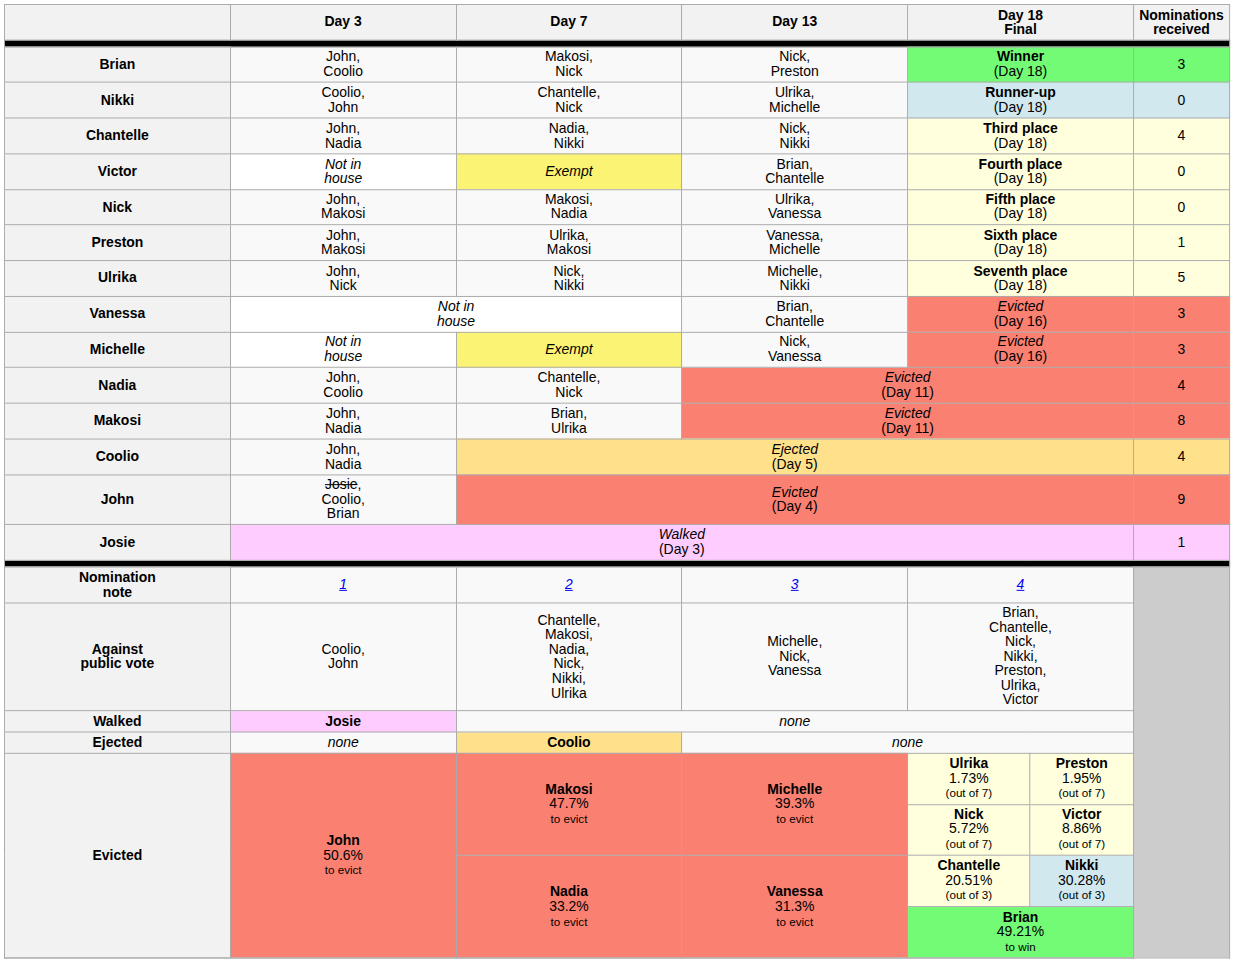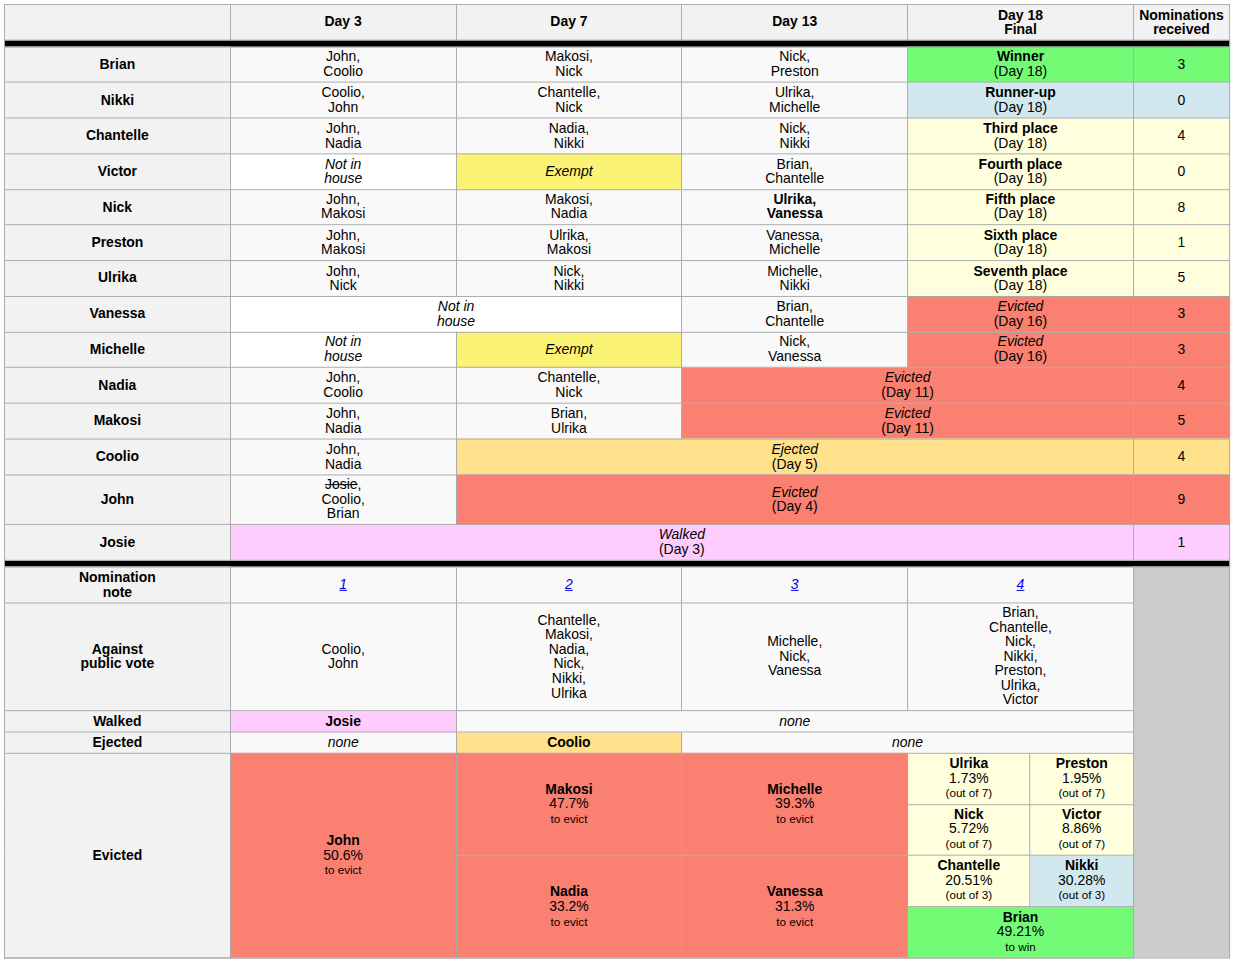(795, 207) normal -> (795, 207) bold
(1181, 207) 0 -> (1181, 207) 8
(1181, 421) 8 -> (1181, 421) 5
